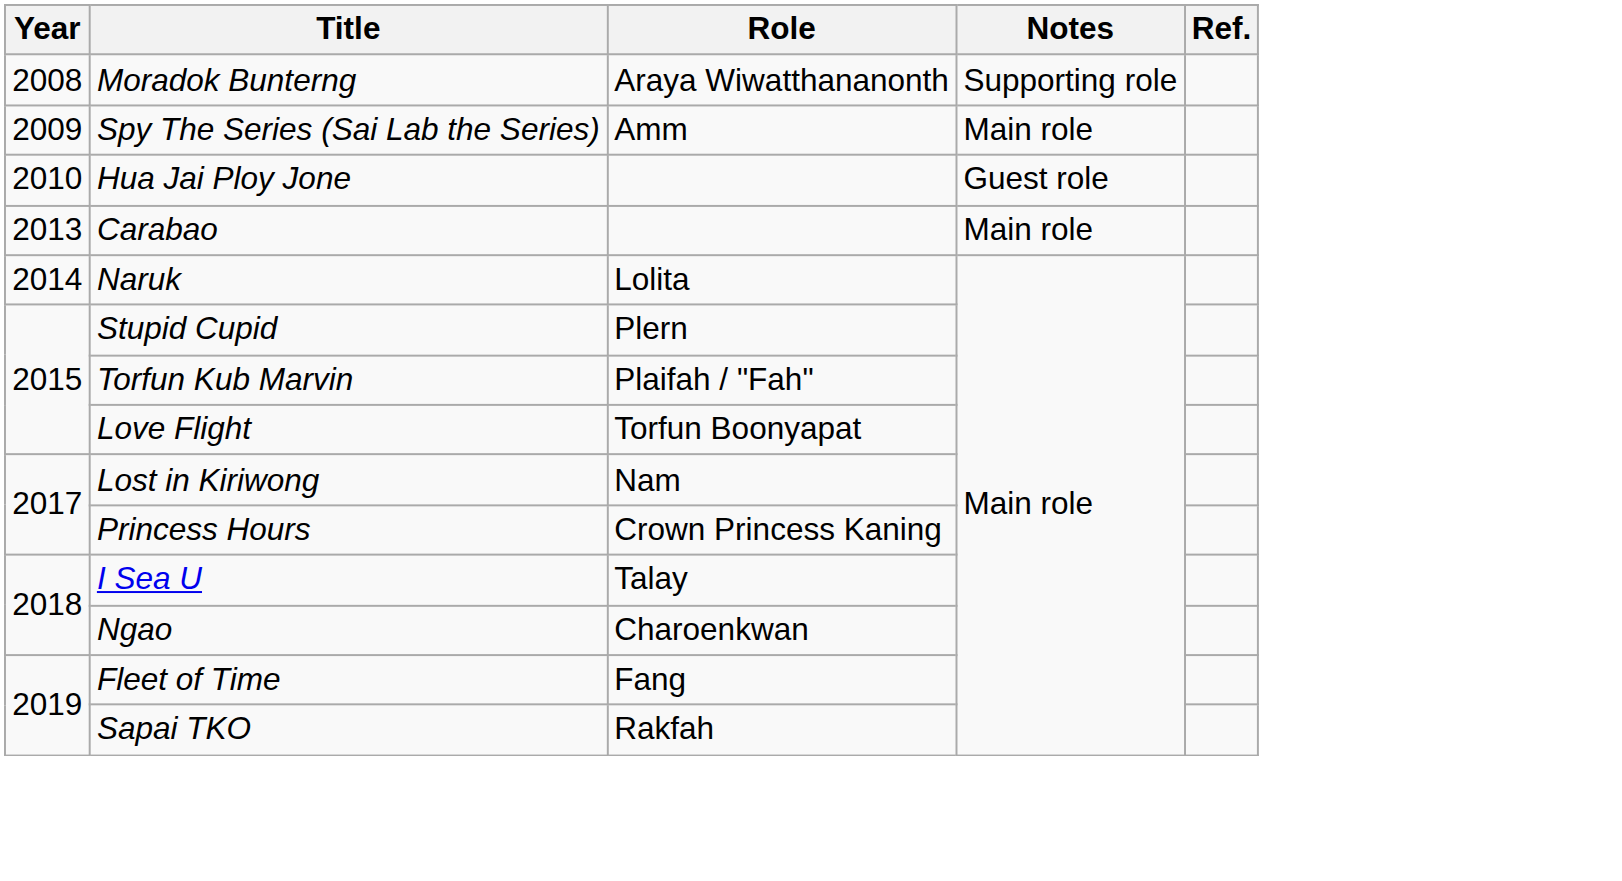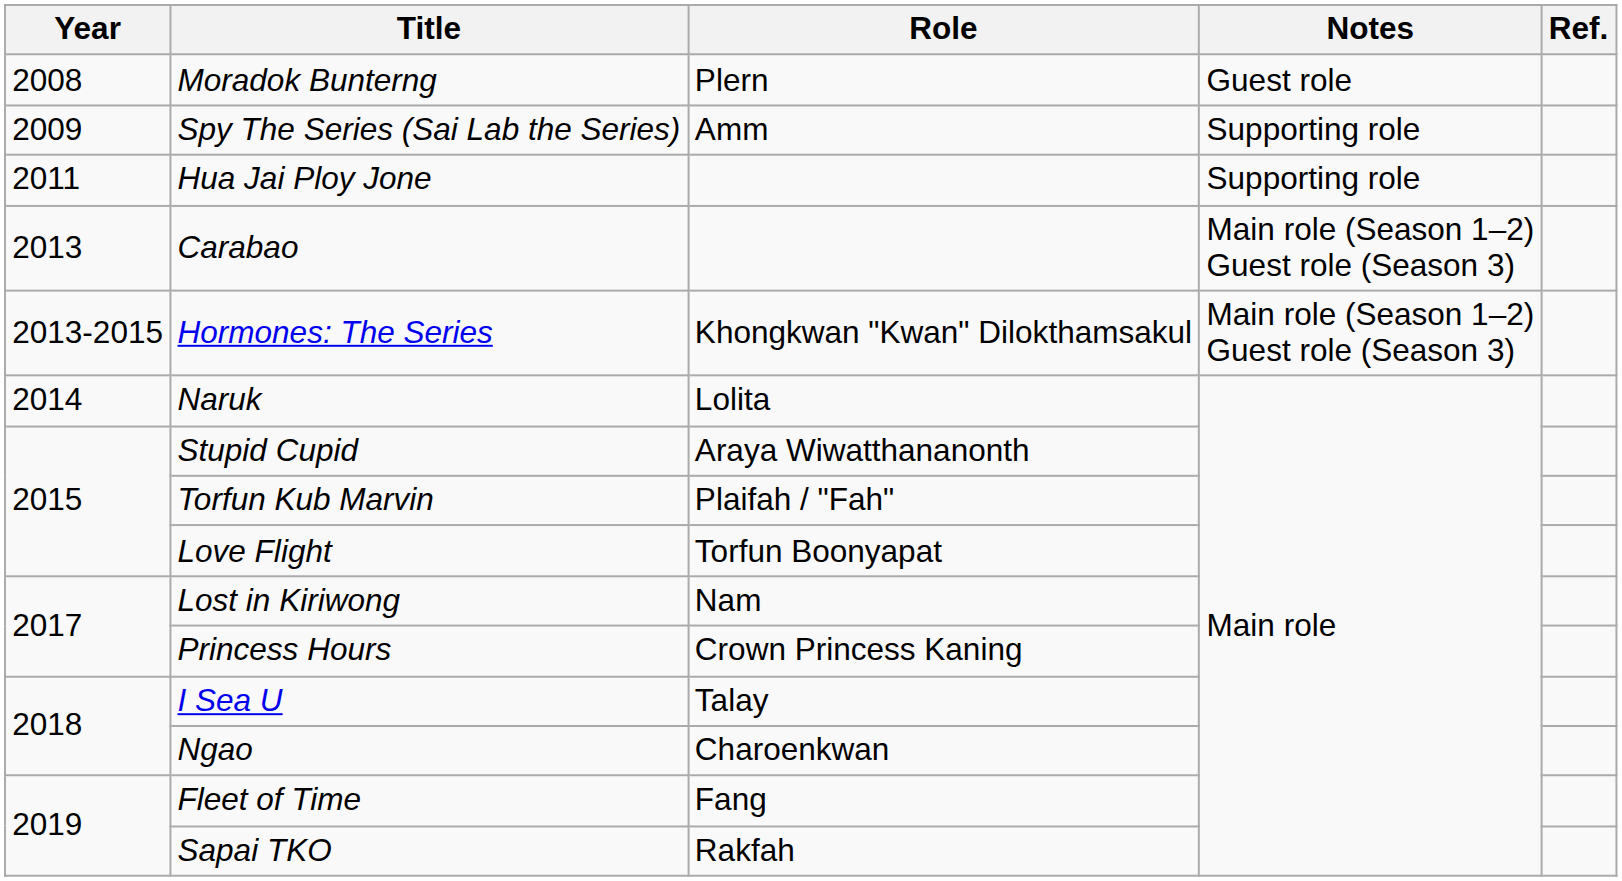(782, 79) Araya Wiwatthananonth -> (732, 79) Plern
(1070, 79) Supporting role -> (1279, 79) Guest role
(1028, 129) Main role -> (1313, 129) Supporting role
(47, 179) 2010 -> (46, 179) 2011
(1036, 179) Guest role -> (1313, 179) Supporting role
(1028, 229) Main role -> (1370, 247) Main role (Season 1–2) Guest role (Season 3)
+ row: (335, 332)
(651, 329) Plern -> (862, 450) Araya Wiwatthananonth
